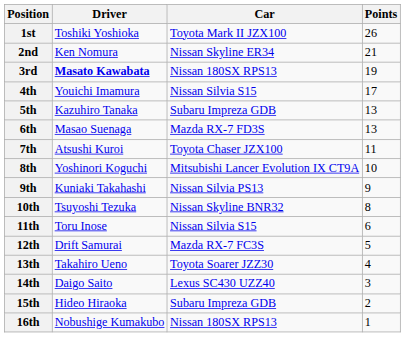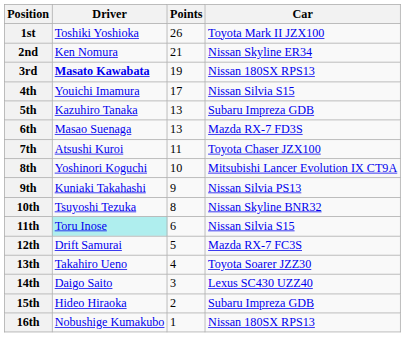columns swapped: (265, 14) <-> (381, 14)
(81, 226) no background -> (81, 226) paleturquoise background
